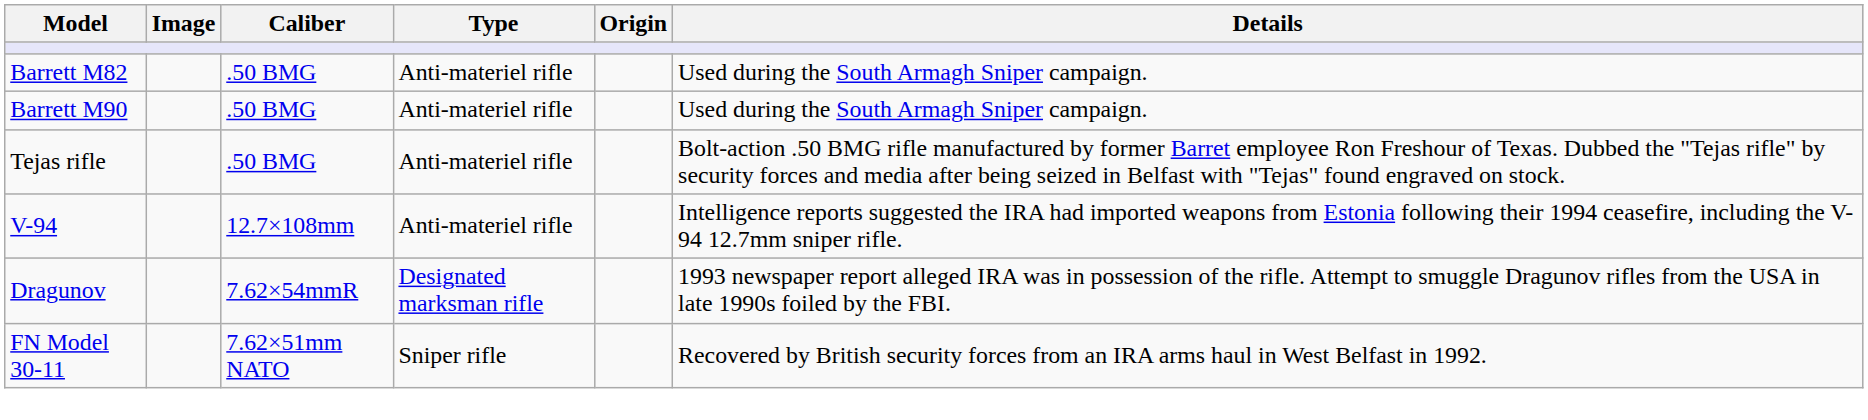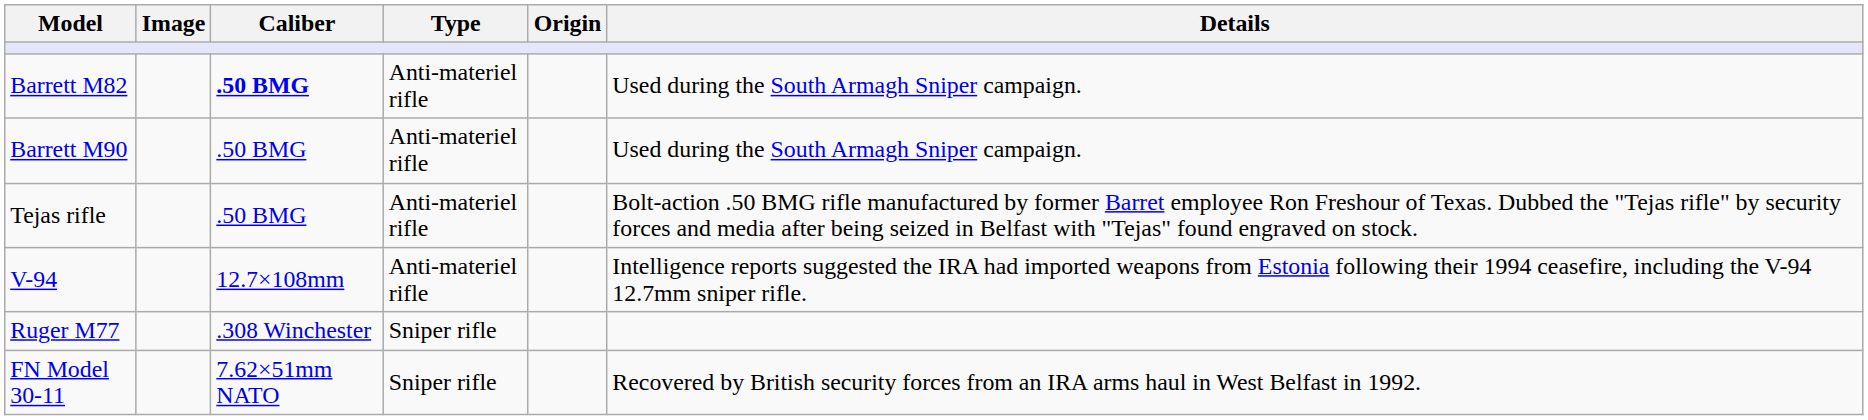(271, 72) normal -> (263, 85) bold
- row: (58, 290)
+ row: (65, 330)
